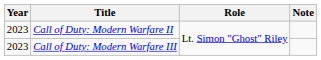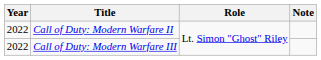(18, 30) 2023 -> (18, 30) 2022
(18, 47) 2023 -> (18, 47) 2022
